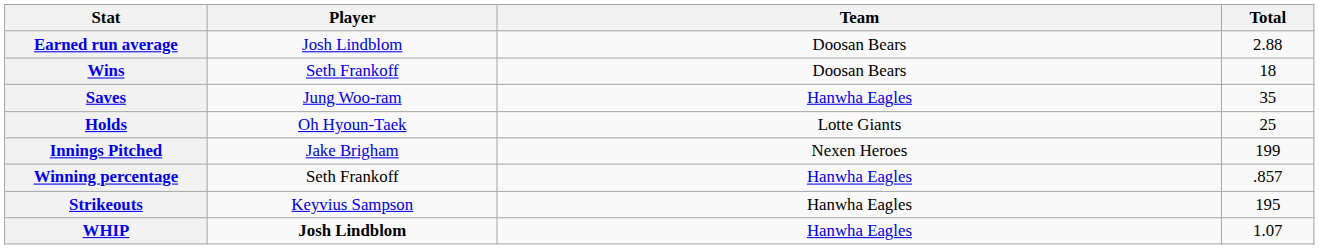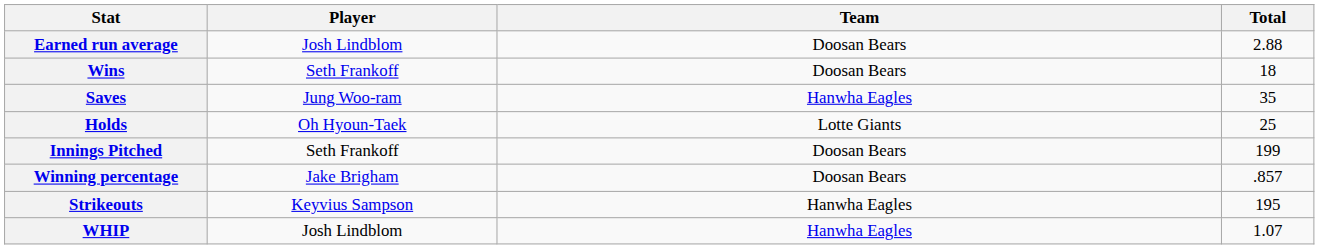(352, 151) Jake Brigham -> (352, 151) Seth Frankoff
(859, 151) Nexen Heroes -> (859, 151) Doosan Bears
(352, 177) Seth Frankoff -> (352, 177) Jake Brigham
(859, 177) Hanwha Eagles -> (859, 177) Doosan Bears
(352, 230) bold -> (352, 230) normal
